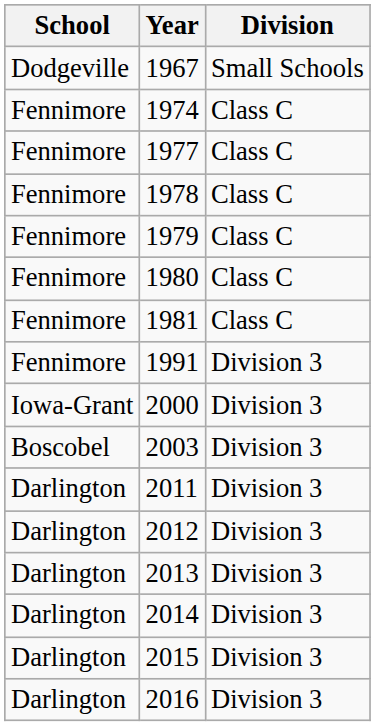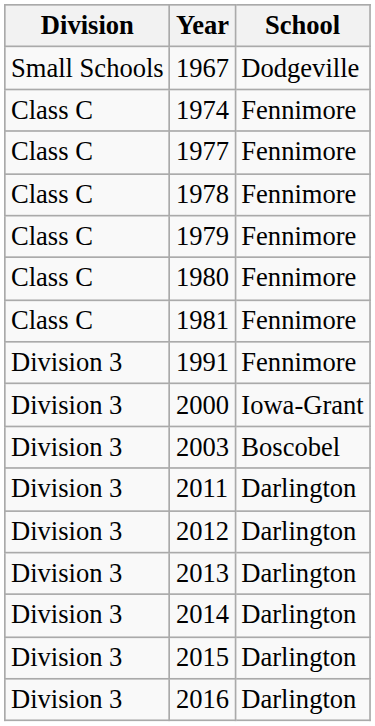columns swapped: (72, 25) <-> (287, 25)
